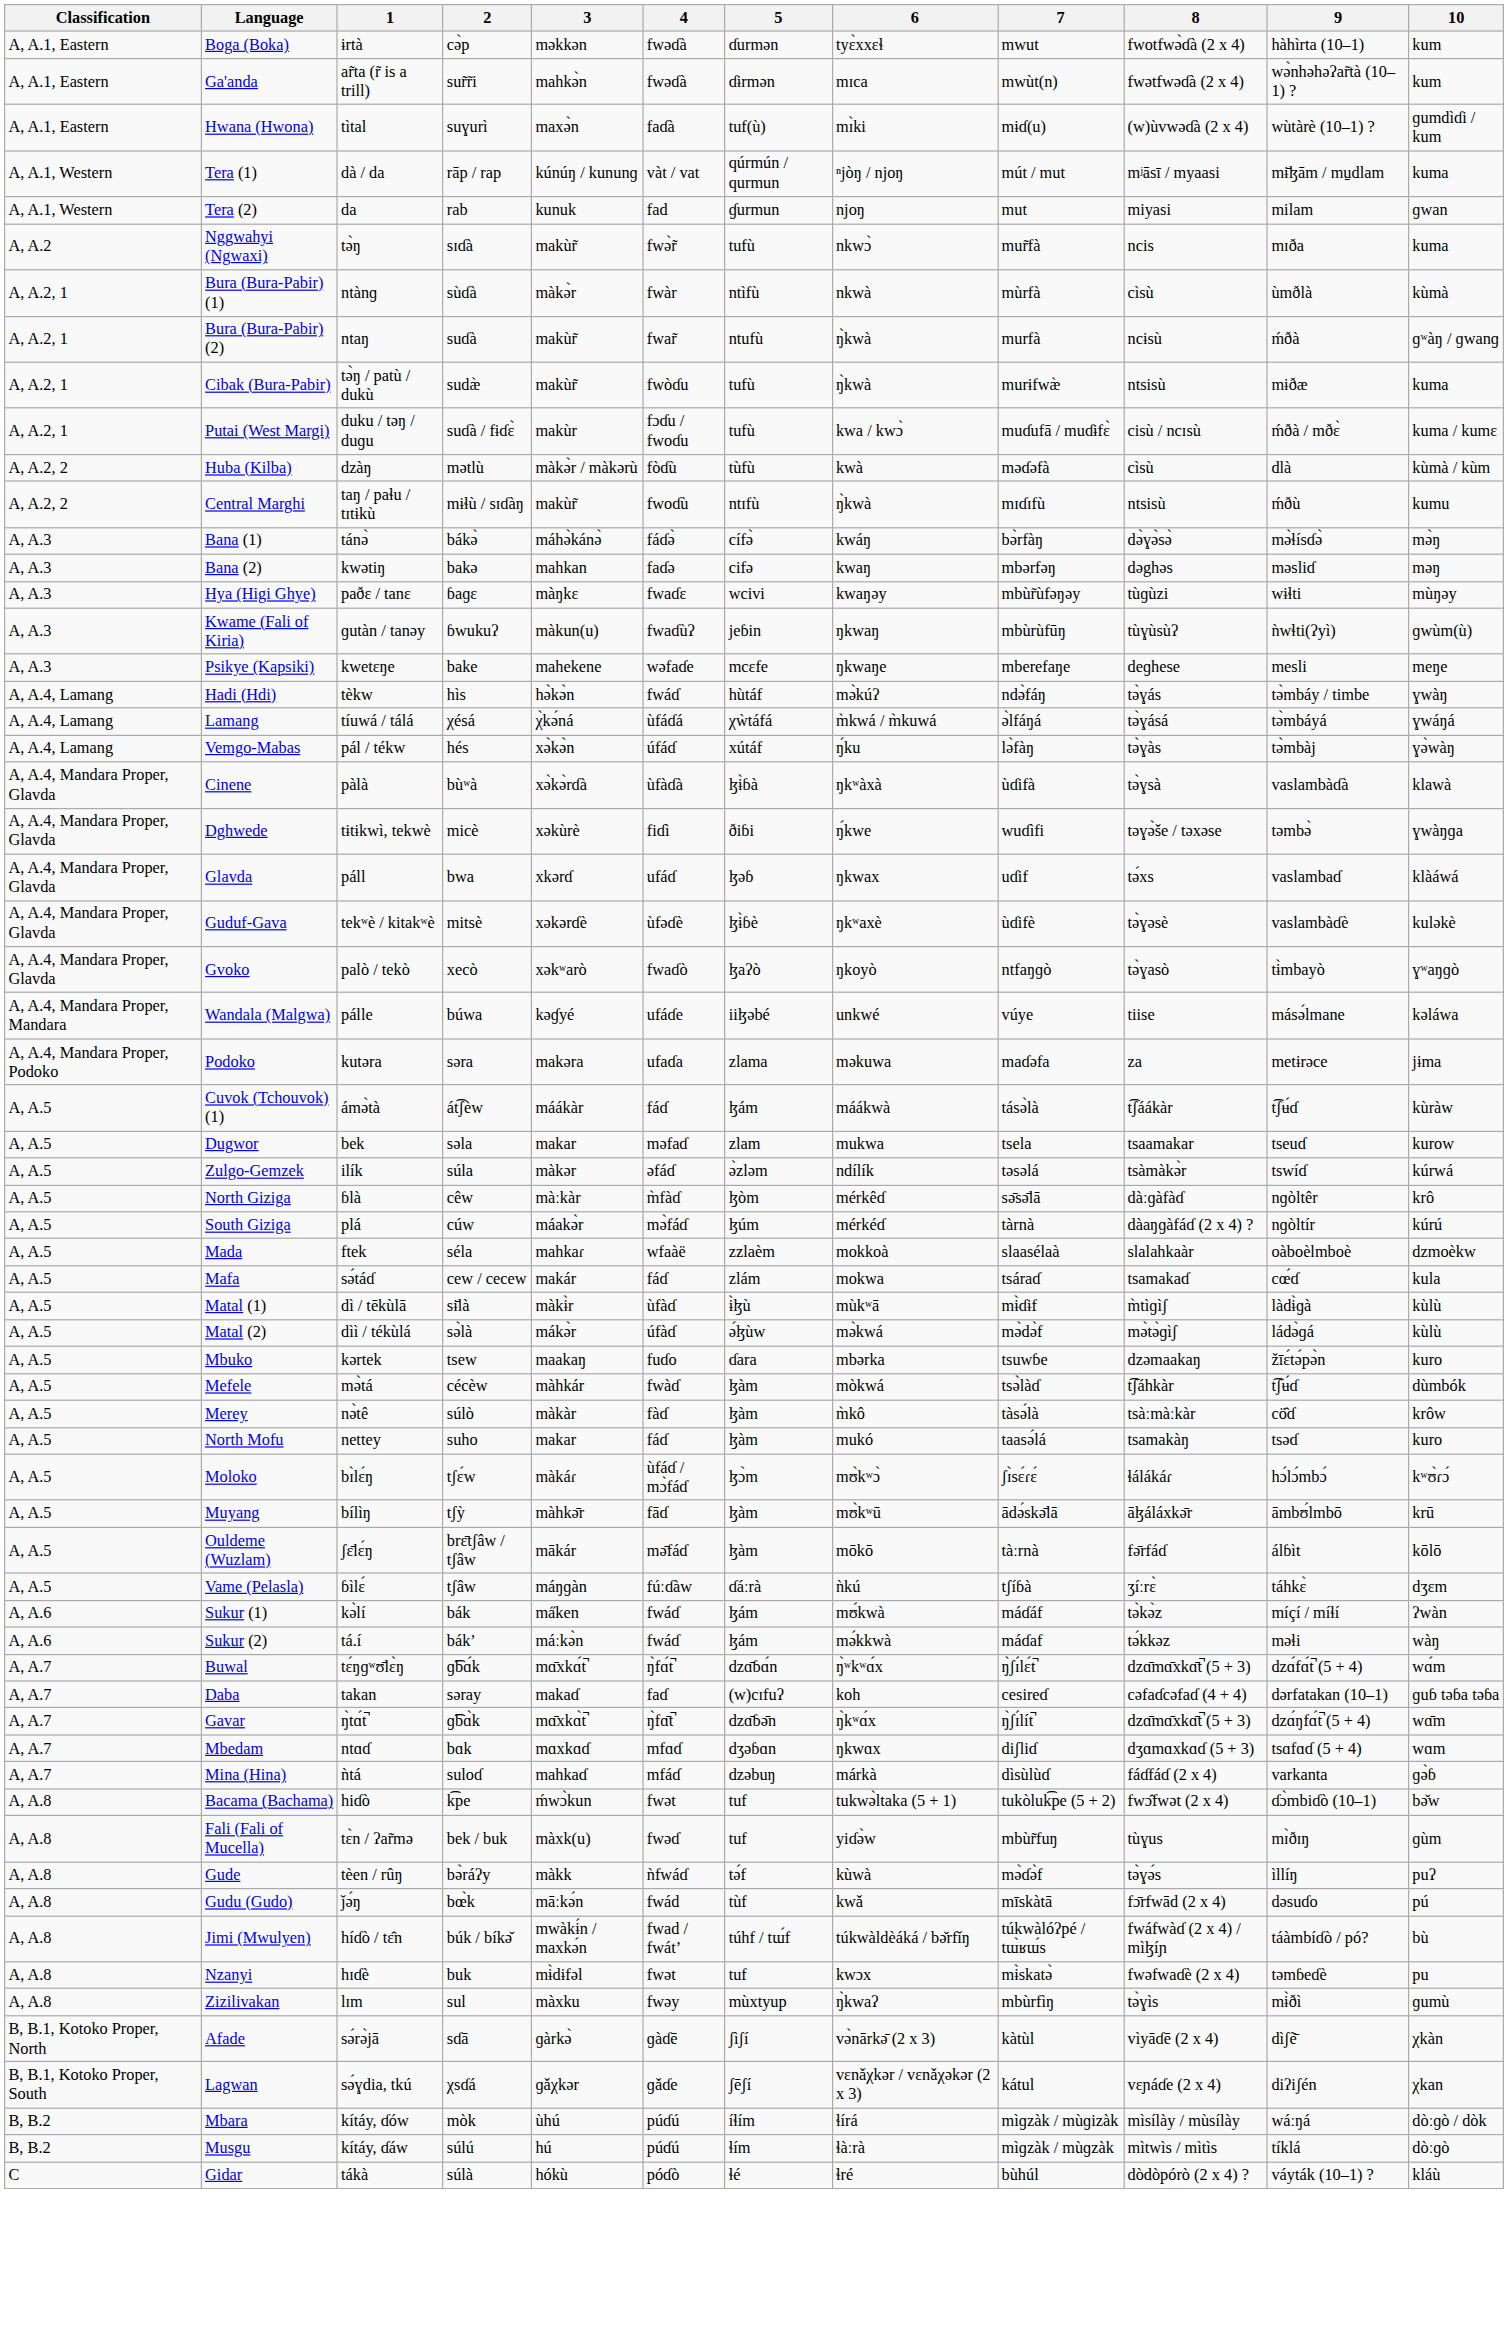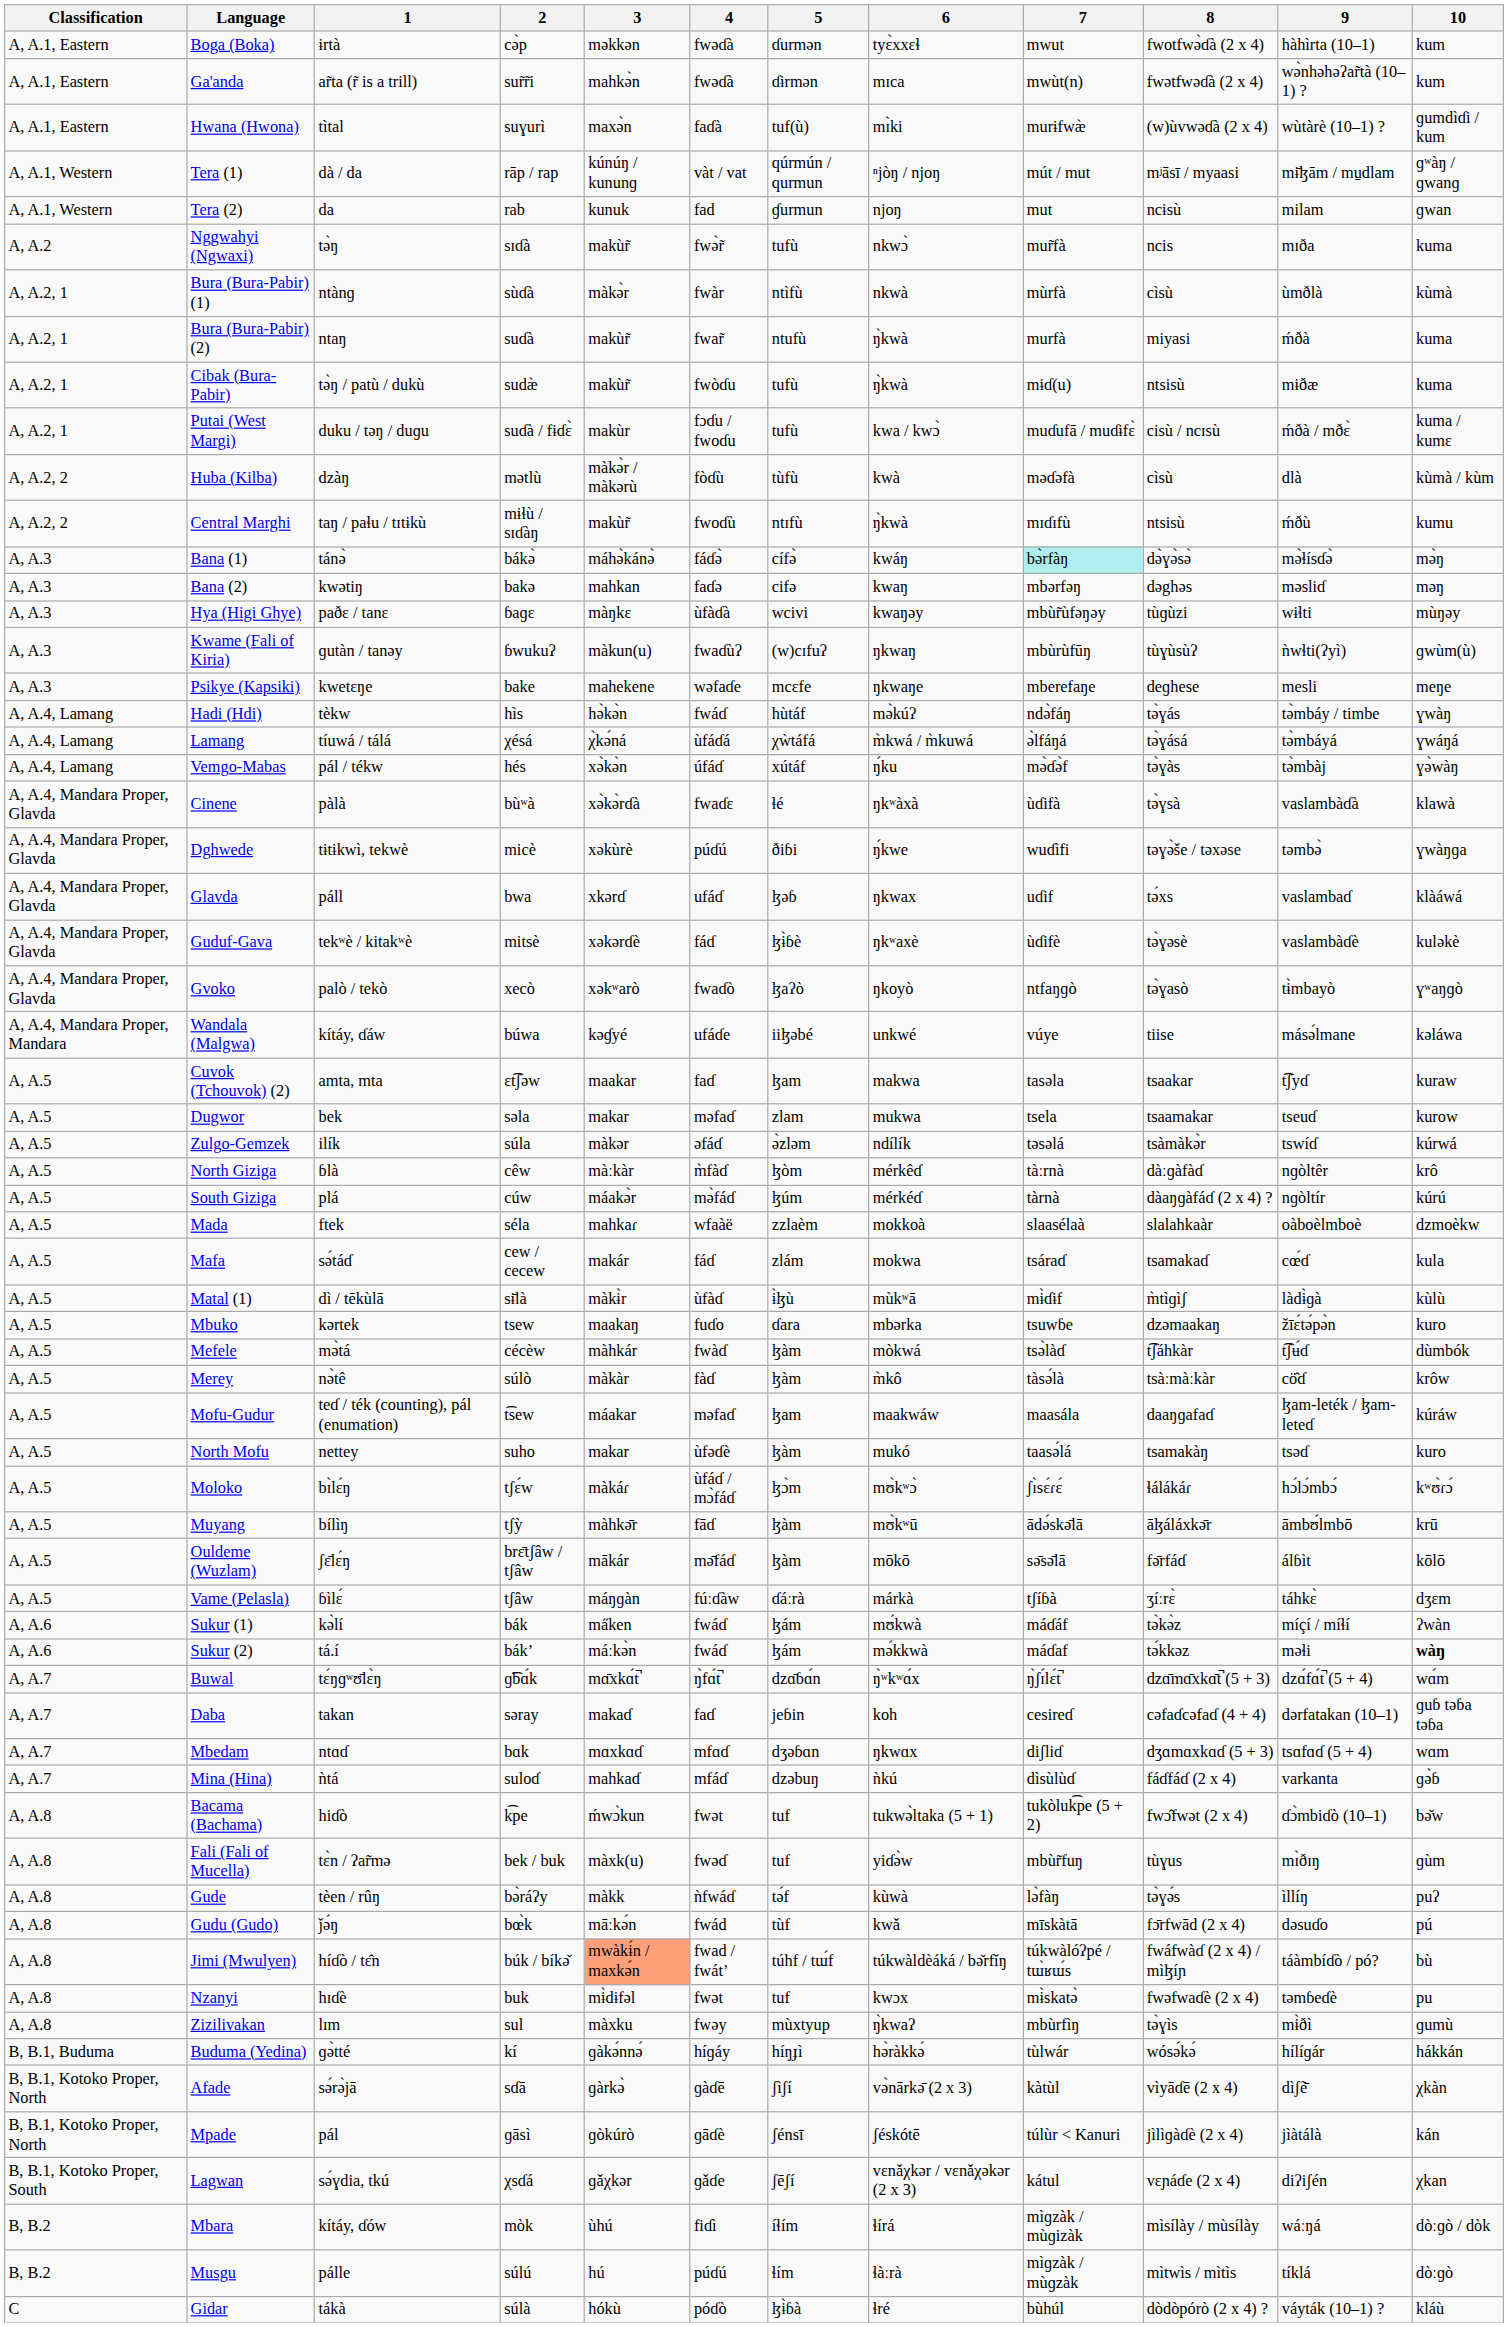(1024, 127) mɨɗ(u) -> (1056, 127) murɨfwæ̀
(1430, 173) kuma -> (1438, 173) ɡʷàŋ / ɡwanɡ
(1149, 209) miyasi -> (1164, 209) ncɨsù
(1145, 338) ncɨsù -> (1168, 338) miyasi
(1456, 338) ɡʷàŋ / ɡwanɡ -> (1434, 338) kuma
(1031, 384) murɨfwæ̀ -> (1049, 384) mɨɗ(u)
(1022, 540) no background -> (1048, 559) paleturquoise background
(667, 594) fwaɗɛ -> (712, 613) ùfàɗà
(745, 630) jeɓin -> (799, 649) (w)cɪfuʔ
(1018, 748) lə̀fàŋ -> (1047, 767) mə̀ɗə̀f
(665, 784) ùfàɗà -> (714, 803) fwaɗɛ
(743, 784) ɮɨ̀ɓà -> (778, 803) ɬé
(658, 830) fiɗì -> (710, 849) púɗú
(665, 922) ùfəɗè -> (704, 942) fáɗ
(357, 1015) pálle -> (352, 1034) kítáy, ɗáw
- row: (230, 1061)
- row: (267, 1107)
+ row: (240, 1080)
(1021, 1197) sə̄sə̄lā -> (1045, 1170) tàːrnà
- row: (236, 1332)
+ row: (232, 1415)
(657, 1440) fáɗ -> (712, 1451) ùfəɗè
(1020, 1549) tàːrnà -> (1046, 1561) sə̄sə̄lā
(848, 1586) ǹkú -> (893, 1597) márkà
(1426, 1640) normal -> (1431, 1651) bold
(756, 1693) (w)cɪfuʔ -> (788, 1715) jeɓin
- row: (225, 1720)
(856, 1774) márkà -> (885, 1778) ǹkú
(1022, 1874) mə̀ɗə̀f -> (1043, 1897) lə̀fàŋ
(566, 1938) no background -> (619, 1961) lightsalmon background
+ row: (248, 2051)
+ row: (213, 2134)
(663, 2120) púɗú -> (705, 2226) fiɗì
(374, 2147) kítáy, ɗáw -> (334, 2272) pálle
(735, 2174) ɬé -> (786, 2309) ɮɨ̀ɓà
